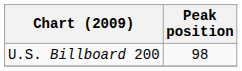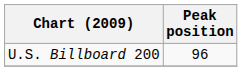(200, 55) 98 -> (200, 55) 96
